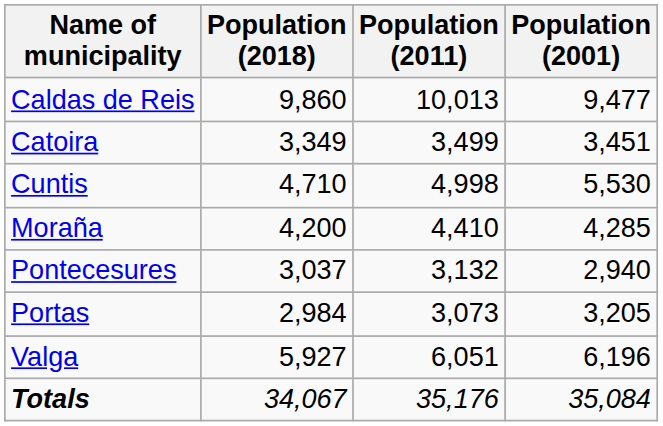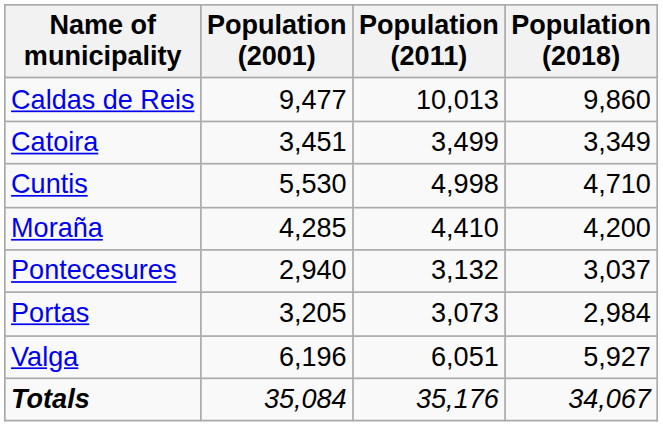columns swapped: (581, 41) <-> (277, 41)
